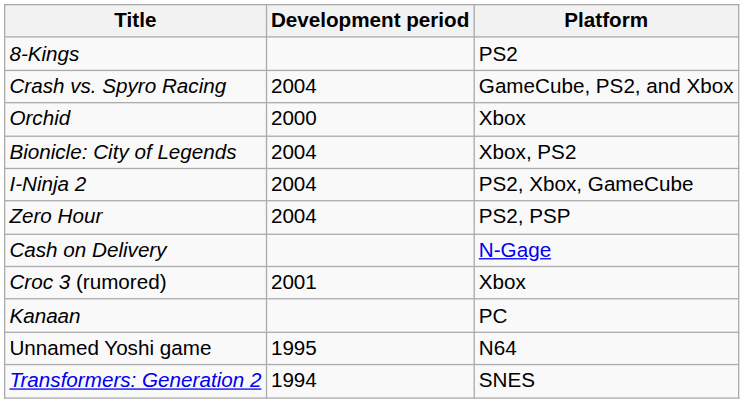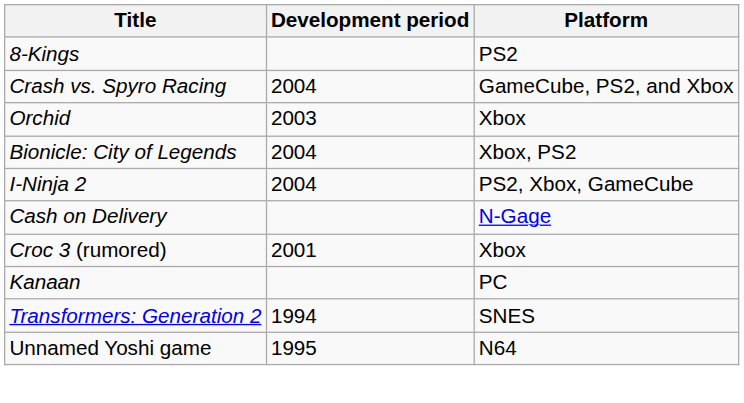(294, 119) 2000 -> (294, 119) 2003
- row: (56, 217)
rows swapped: (110, 348) <-> (135, 380)
